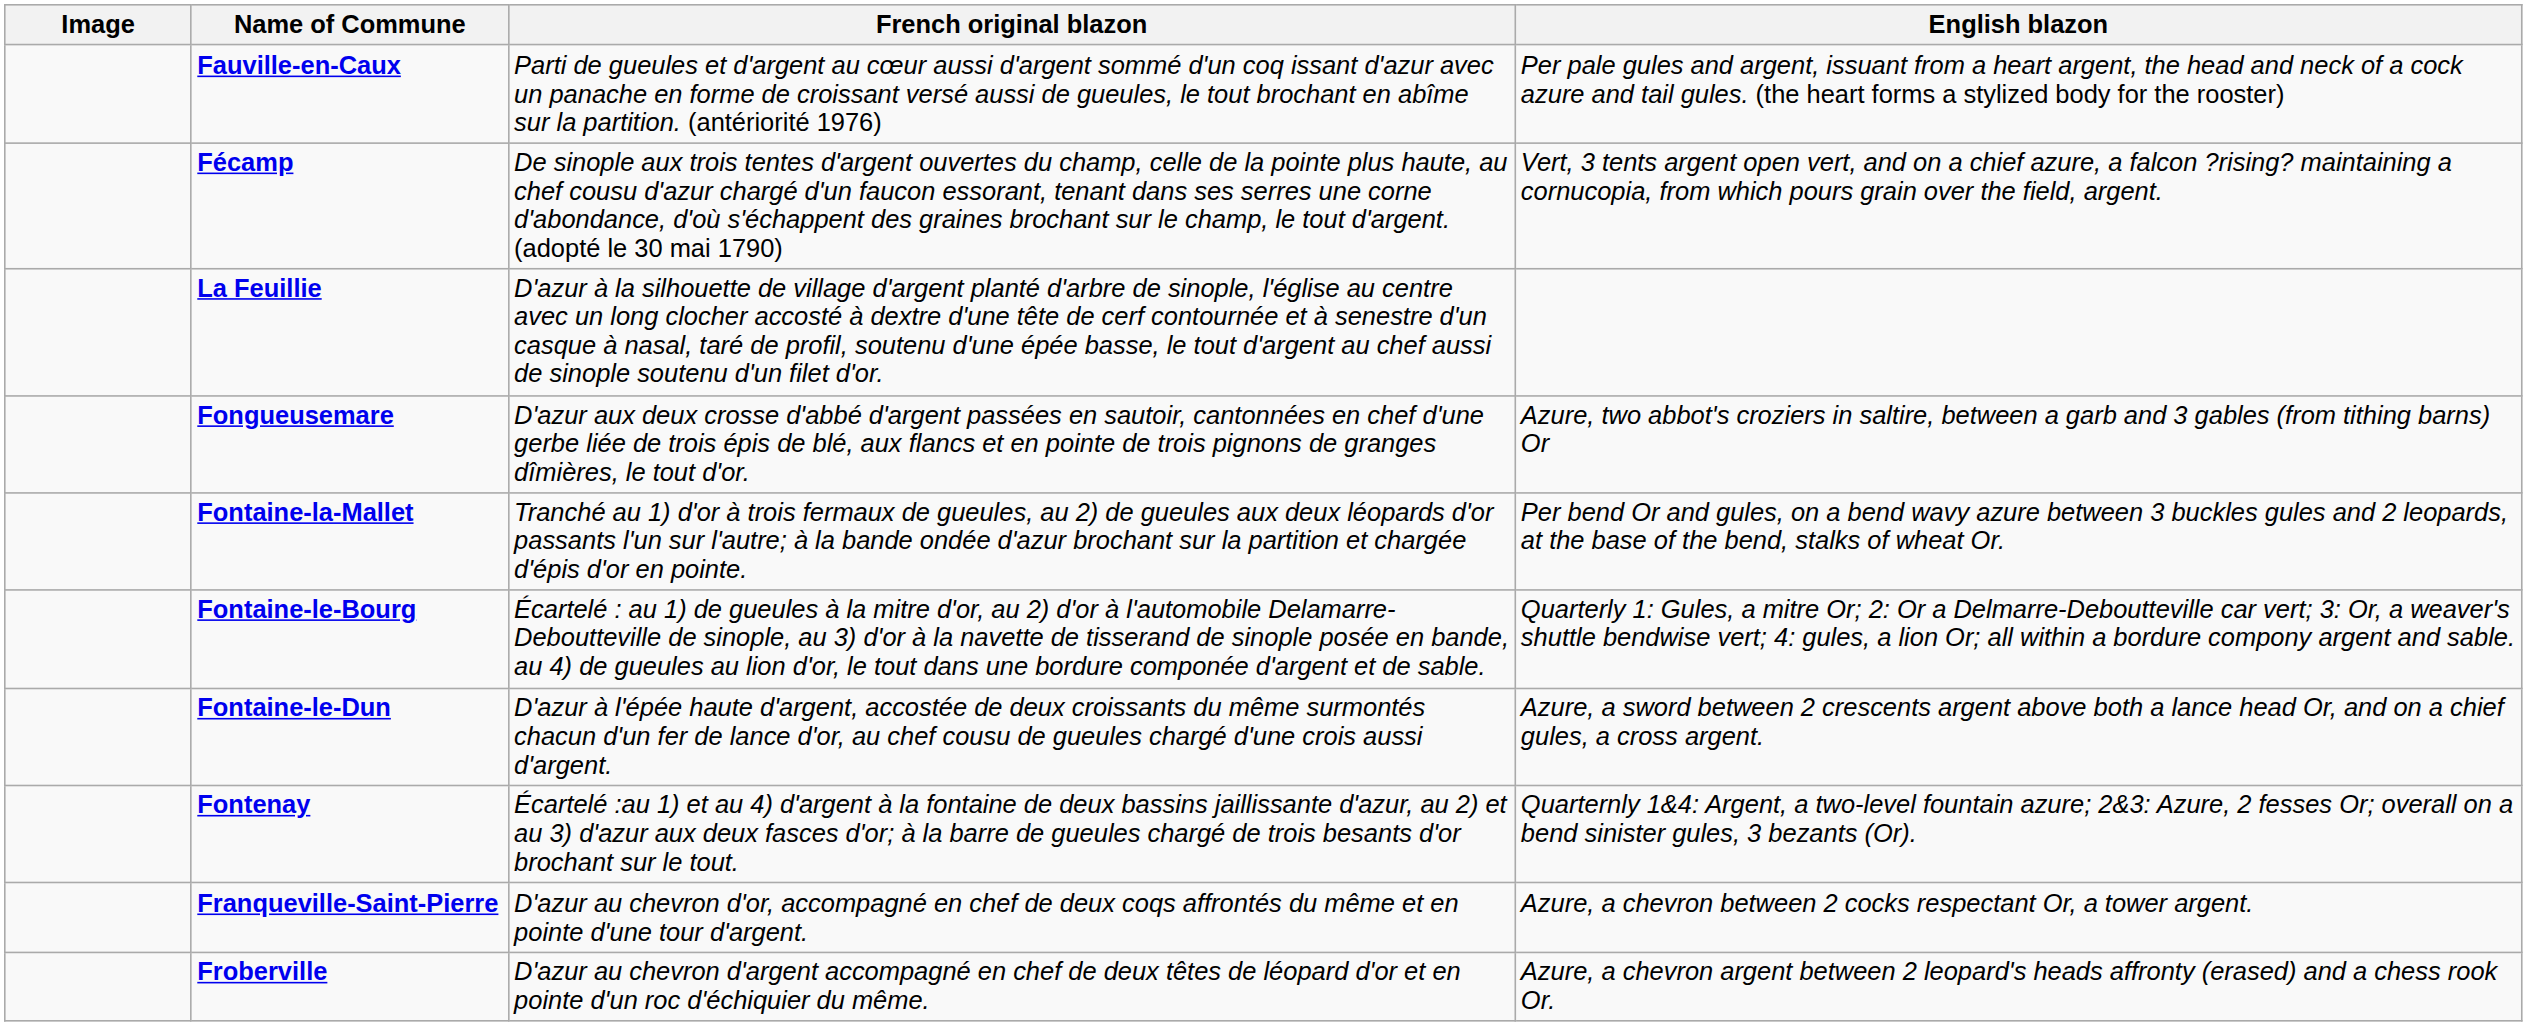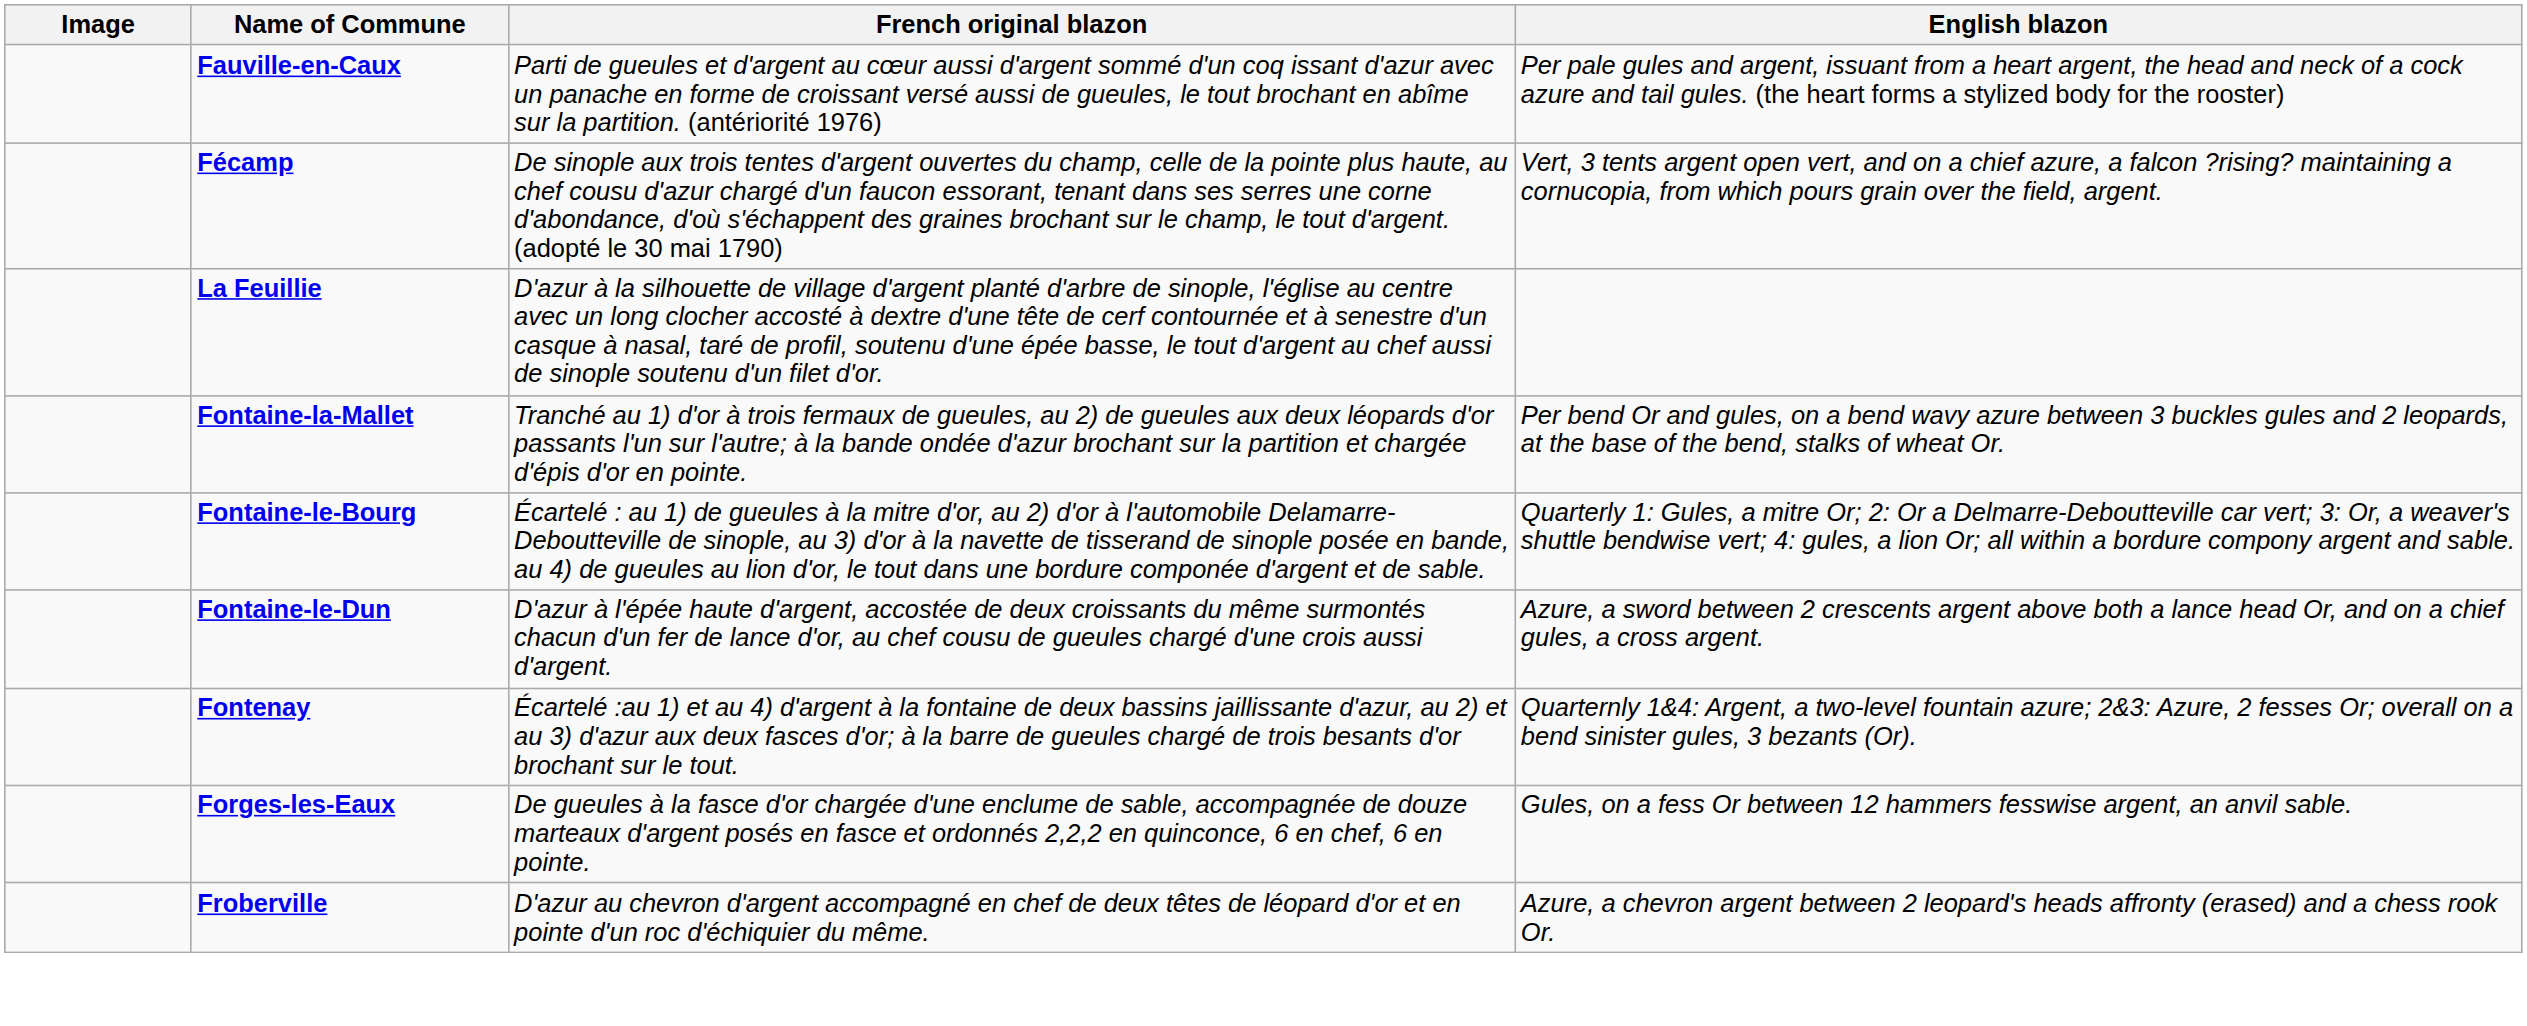- row: (296, 415)
+ row: (296, 805)
- row: (348, 902)
